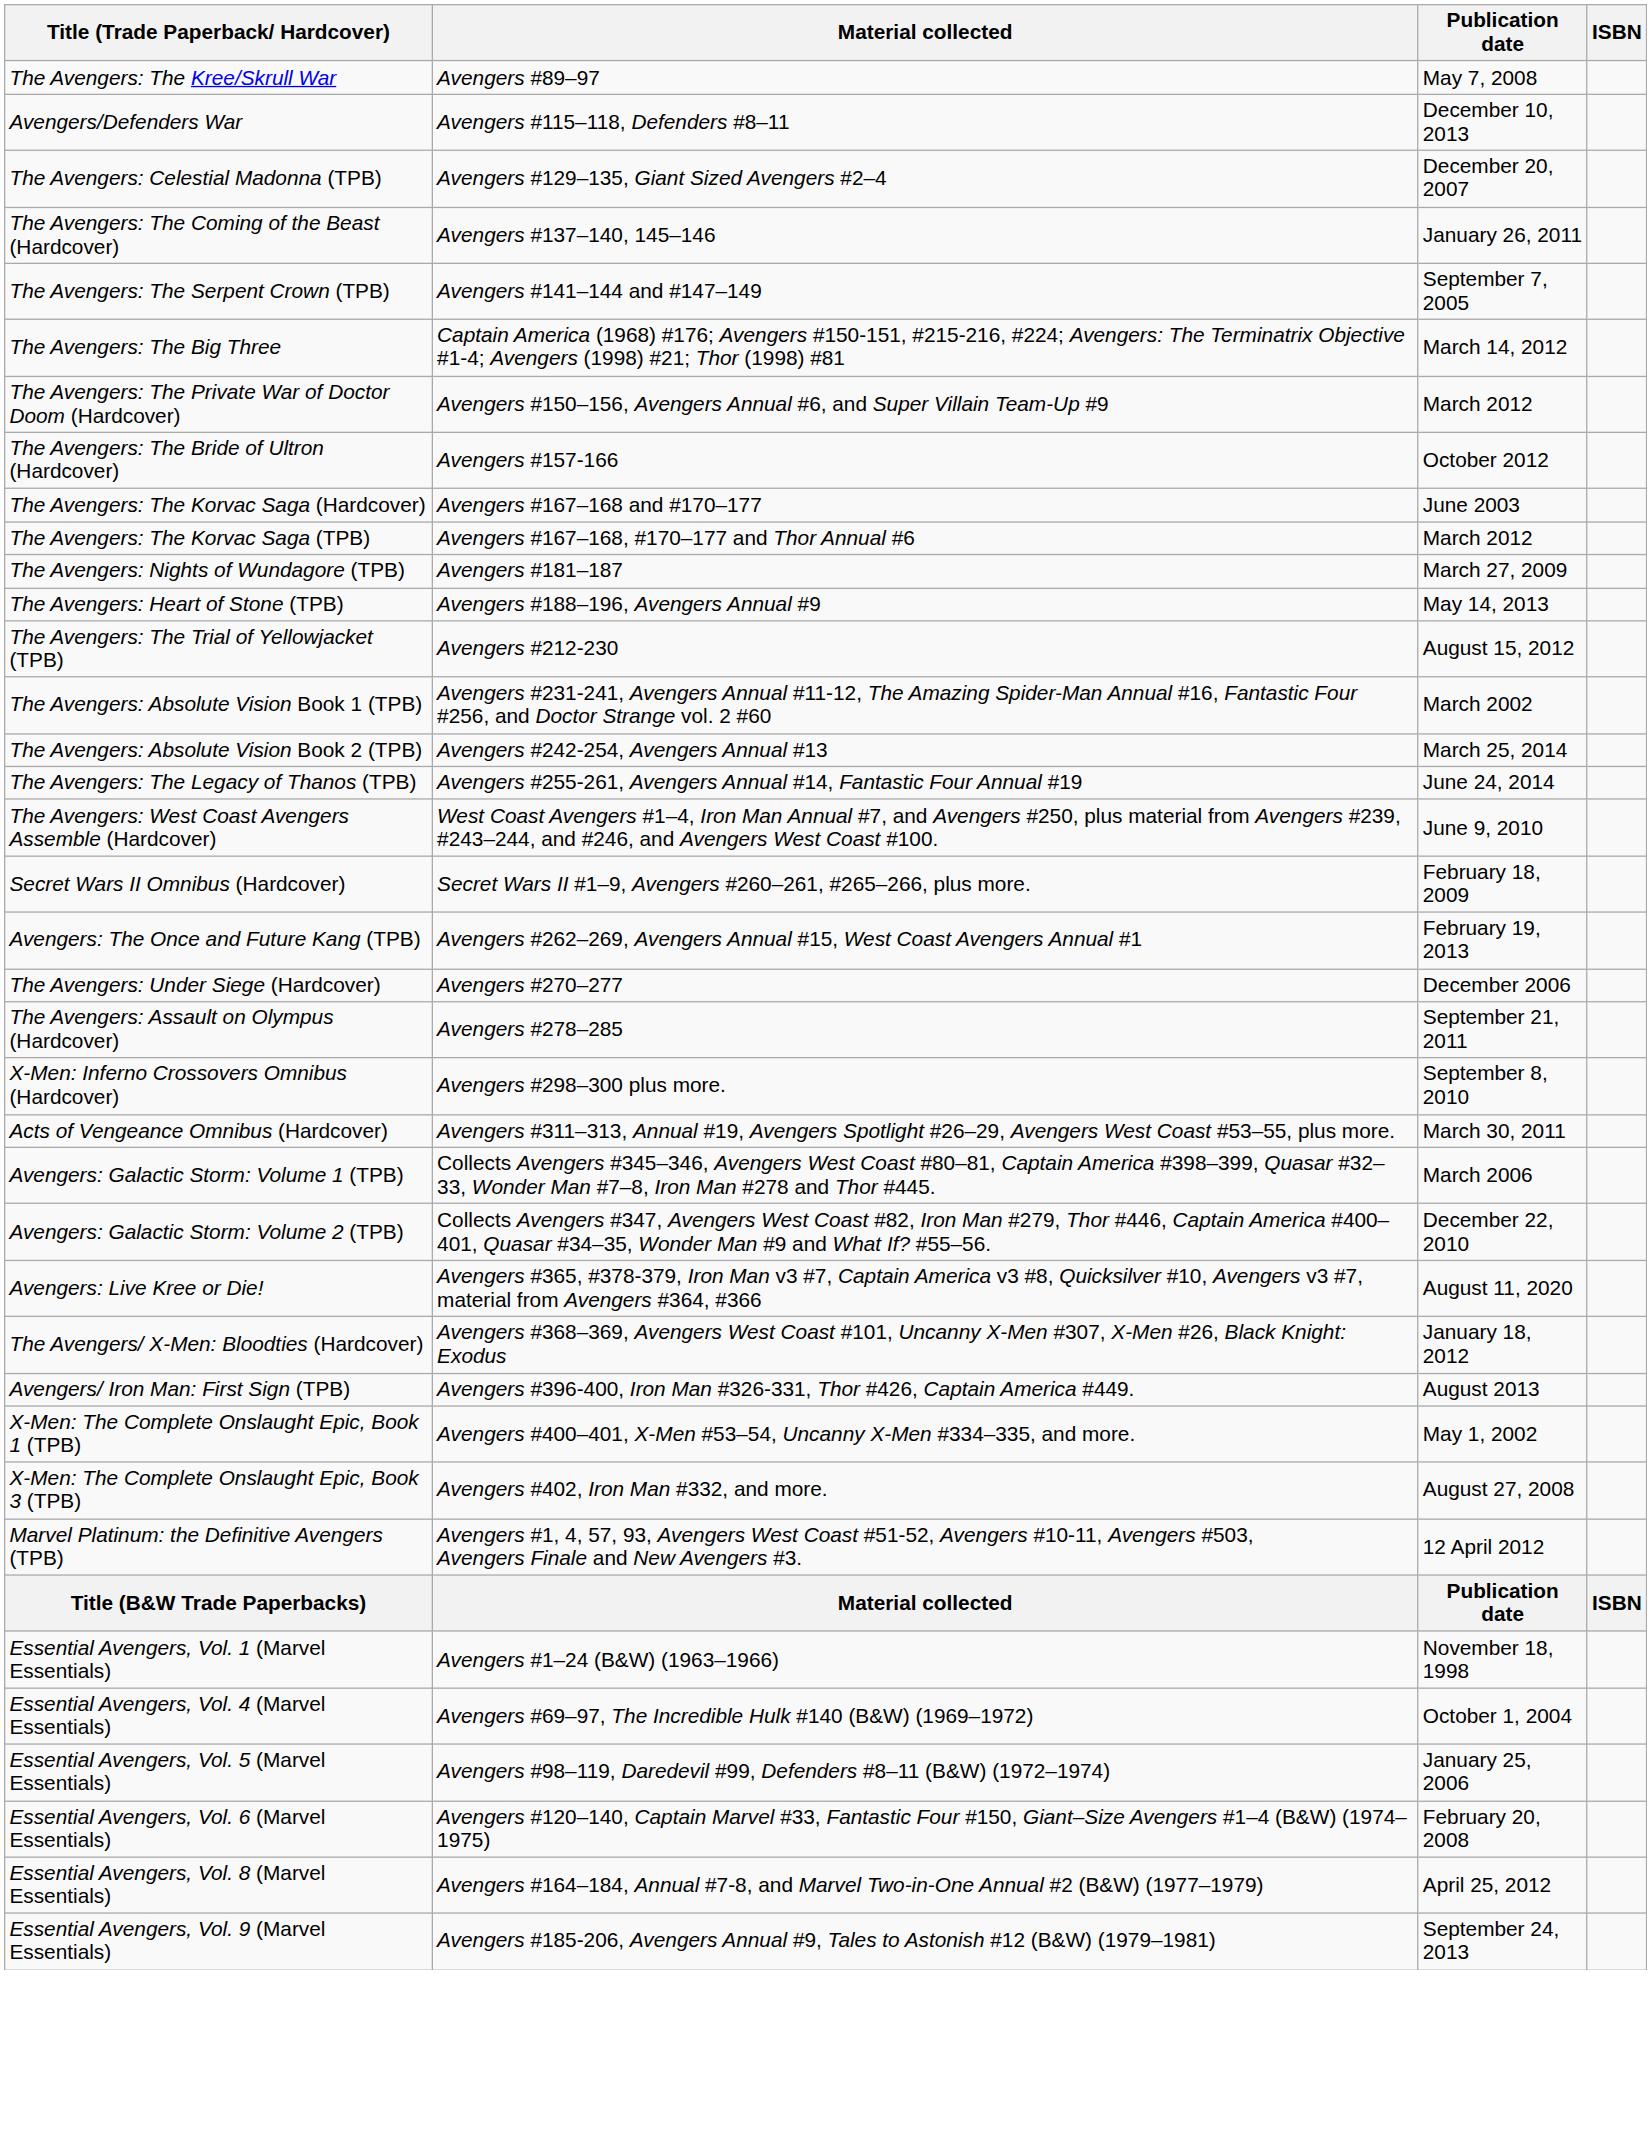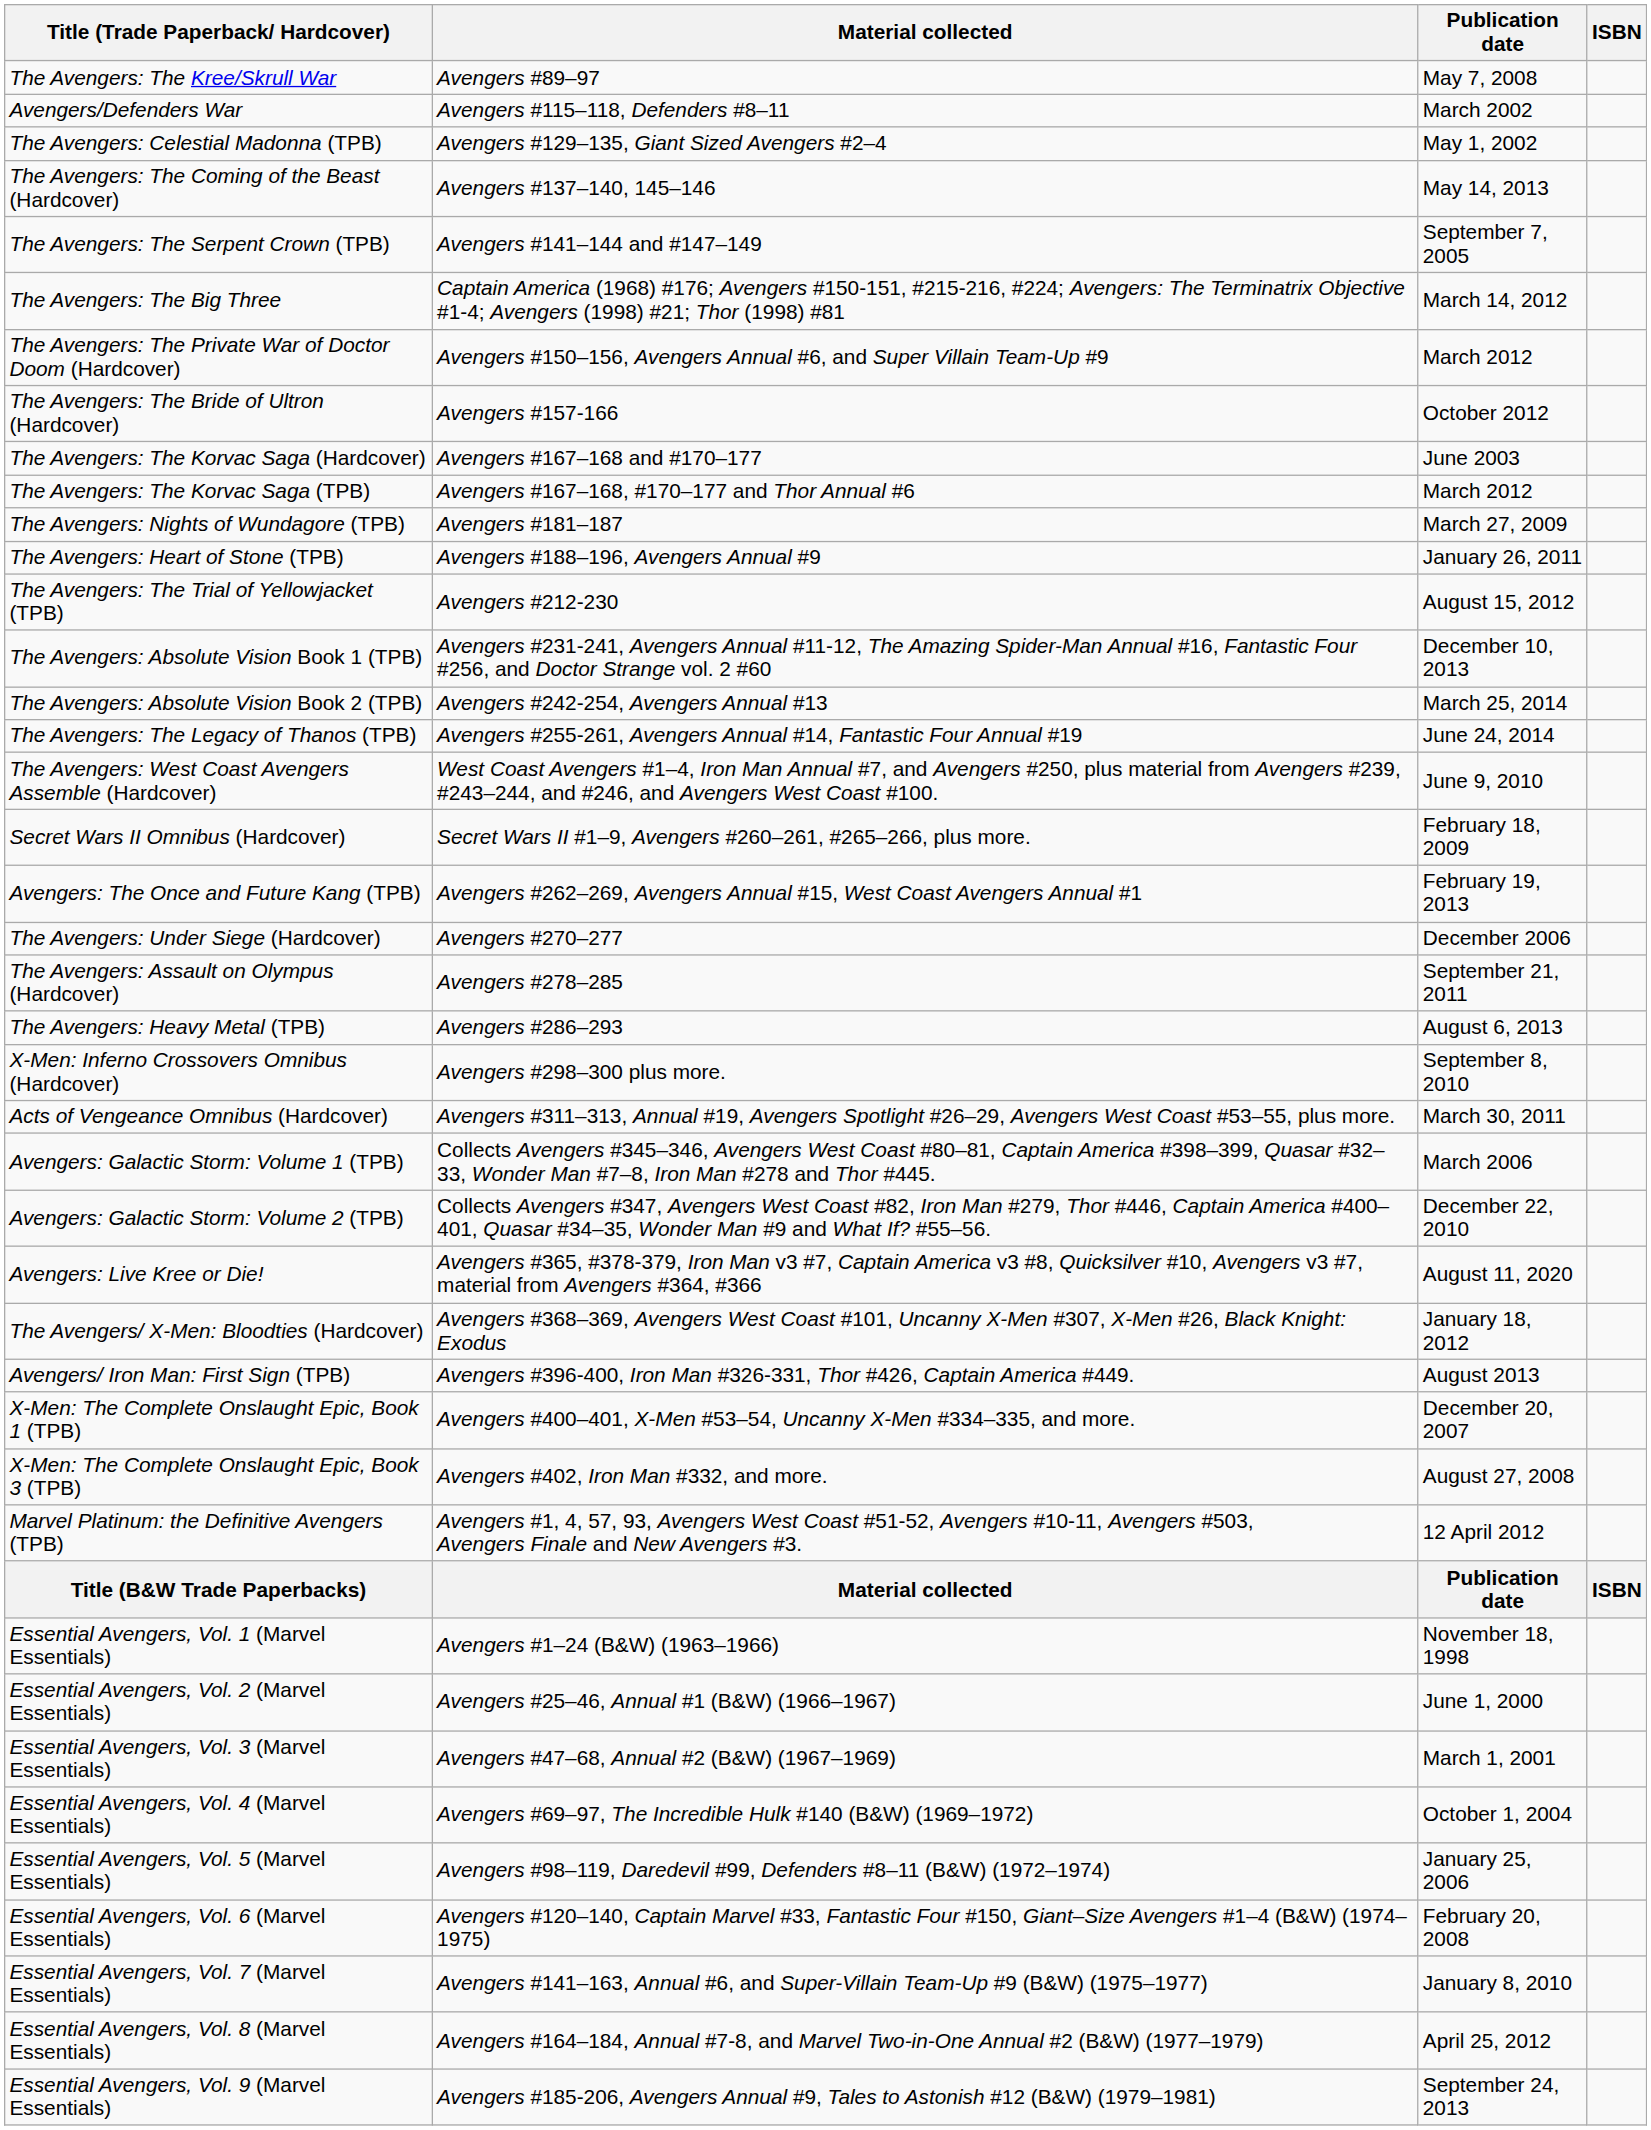(1488, 122) December 10, 2013 -> (1478, 110) March 2002
(1488, 178) December 20, 2007 -> (1480, 143) May 1, 2002
(1502, 234) January 26, 2011 -> (1486, 188) May 14, 2013
(1486, 604) May 14, 2013 -> (1502, 557) January 26, 2011
(1478, 705) March 2002 -> (1488, 658) December 10, 2013
+ row: (167, 1027)
(1480, 1433) May 1, 2002 -> (1488, 1420) December 20, 2007
+ row: (167, 1702)
+ row: (167, 1758)
+ row: (167, 1983)
